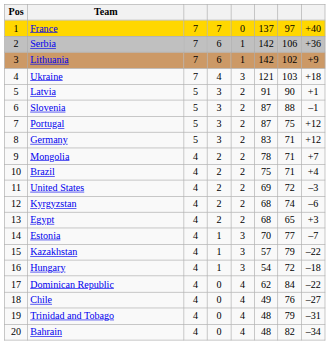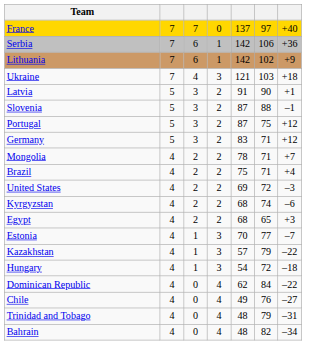- column: (16, 12)
